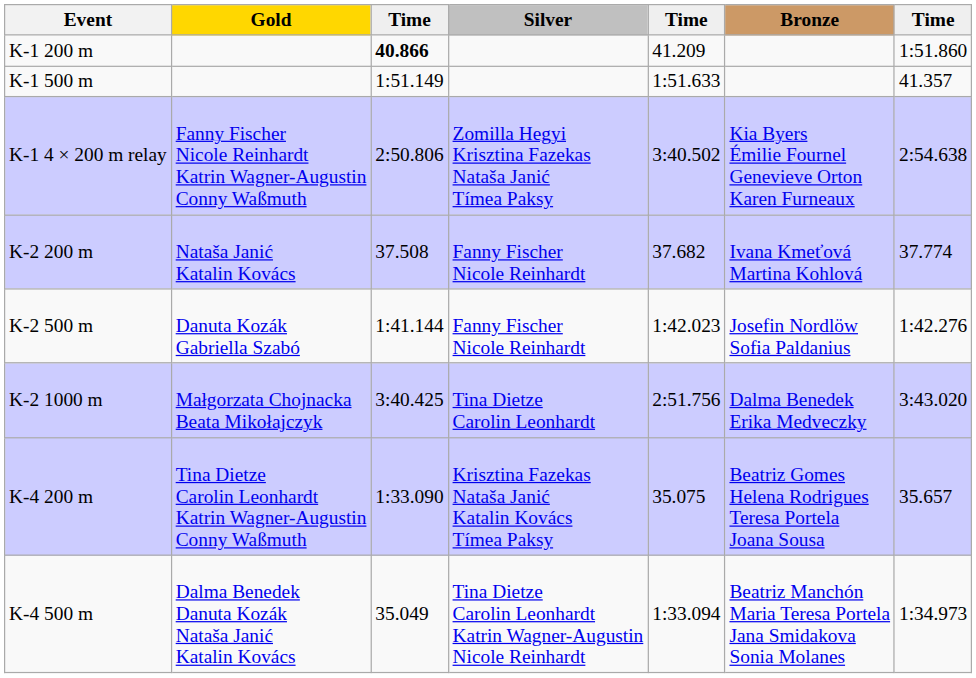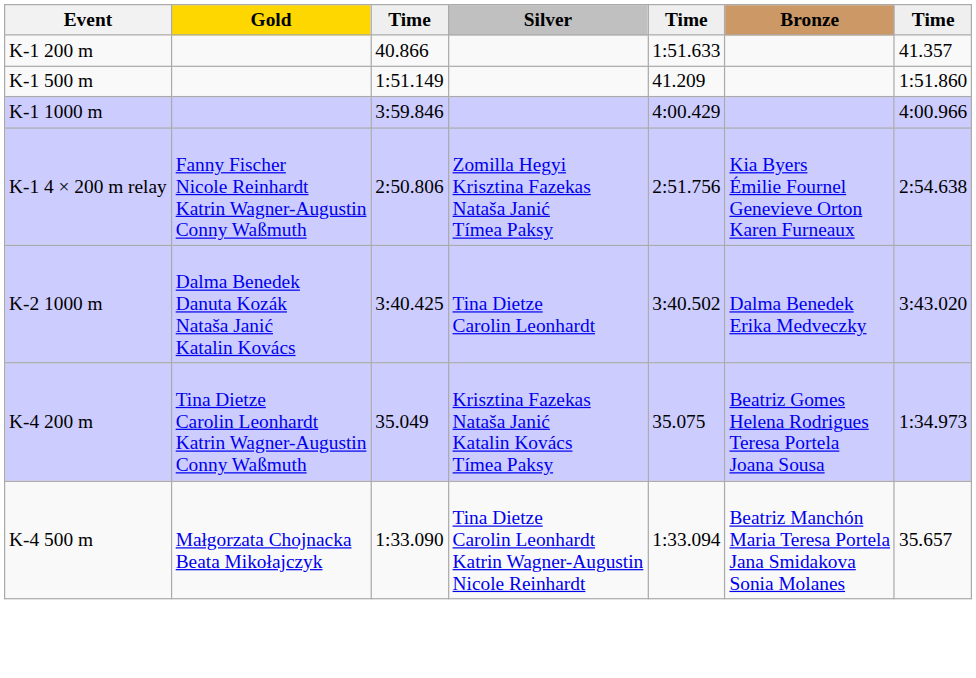(402, 50) bold -> (402, 50) normal
(679, 50) 41.209 -> (686, 50) 1:51.633
(933, 50) 1:51.860 -> (926, 50) 41.357
(686, 81) 1:51.633 -> (679, 81) 41.209
(926, 81) 41.357 -> (933, 81) 1:51.860
+ row: (56, 111)
(686, 155) 3:40.502 -> (686, 186) 2:51.756
- row: (51, 251)
- row: (51, 325)
(264, 410) Małgorzata Chojnacka Beata Mikołajczyk -> (238, 314) Dalma Benedek Danuta Kozák Nataša Janić Katalin Kovács
(686, 400) 2:51.756 -> (686, 304) 3:40.502
(409, 496) 1:33.090 -> (402, 421) 35.049
(926, 496) 35.657 -> (933, 421) 1:34.973
(238, 624) Dalma Benedek Danuta Kozák Nataša Janić Katalin Kovács -> (264, 550) Małgorzata Chojnacka Beata Mikołajczyk
(402, 613) 35.049 -> (409, 539) 1:33.090
(933, 613) 1:34.973 -> (926, 539) 35.657
